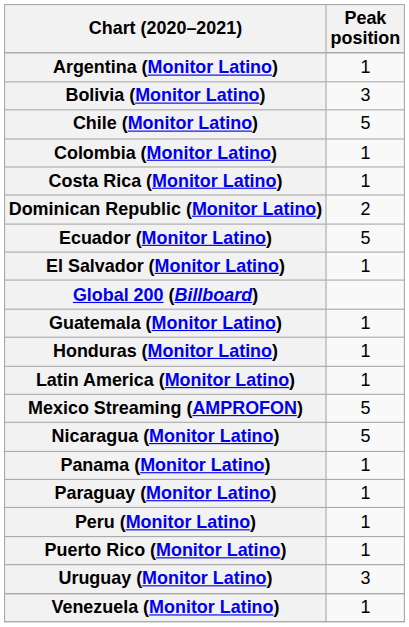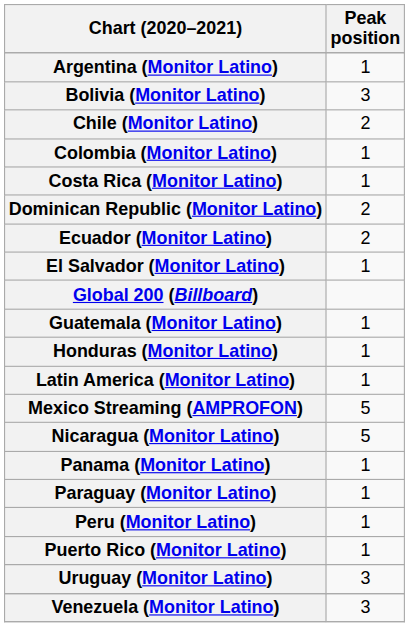(365, 124) 5 -> (365, 124) 2
(365, 237) 5 -> (365, 237) 2
(365, 607) 1 -> (365, 607) 3
